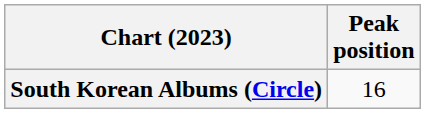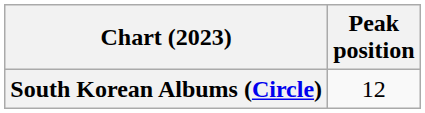(374, 88) 16 -> (374, 88) 12
